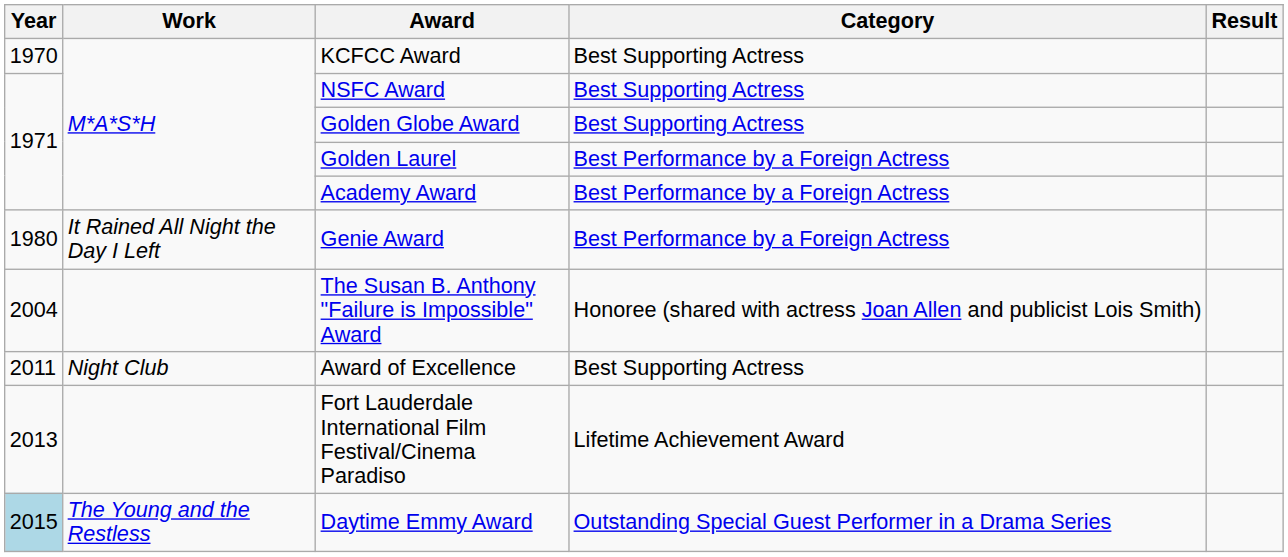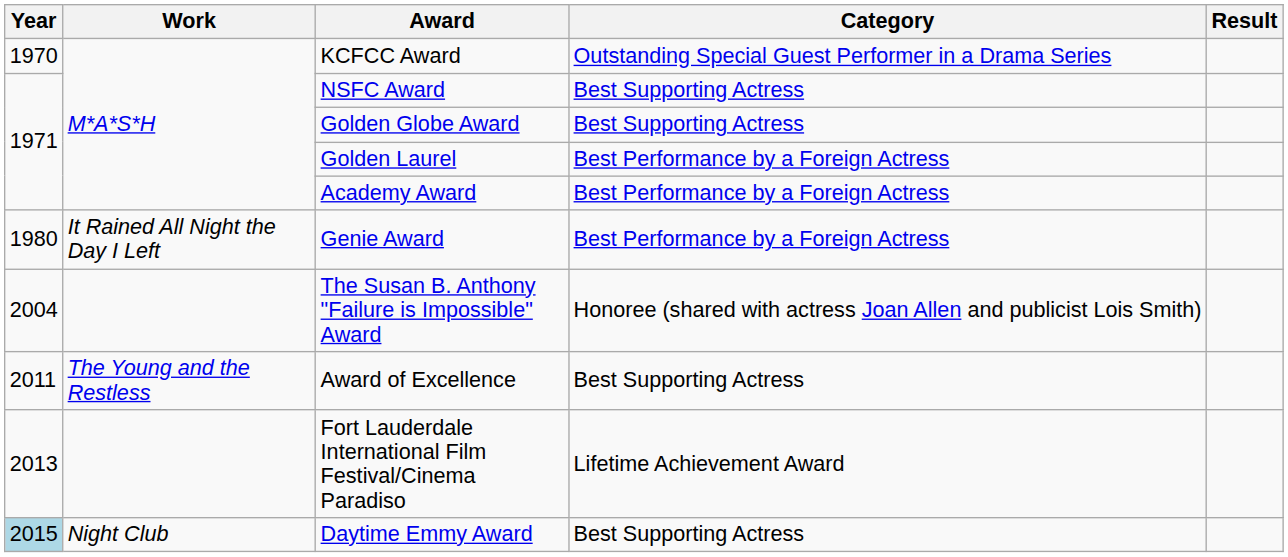(689, 55) Best Supporting Actress -> (842, 55) Outstanding Special Guest Performer in a Drama Series
(118, 368) Night Club -> (159, 380) The Young and the Restless
(159, 522) The Young and the Restless -> (118, 534) Night Club
(842, 522) Outstanding Special Guest Performer in a Drama Series -> (689, 534) Best Supporting Actress
